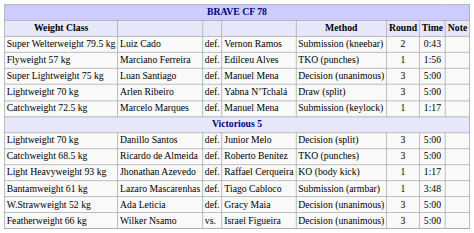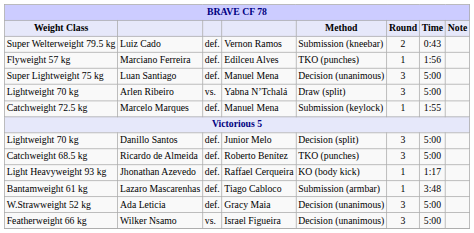(212, 92) def. -> (210, 92) vs.
(432, 108) 1:17 -> (432, 108) 1:55
